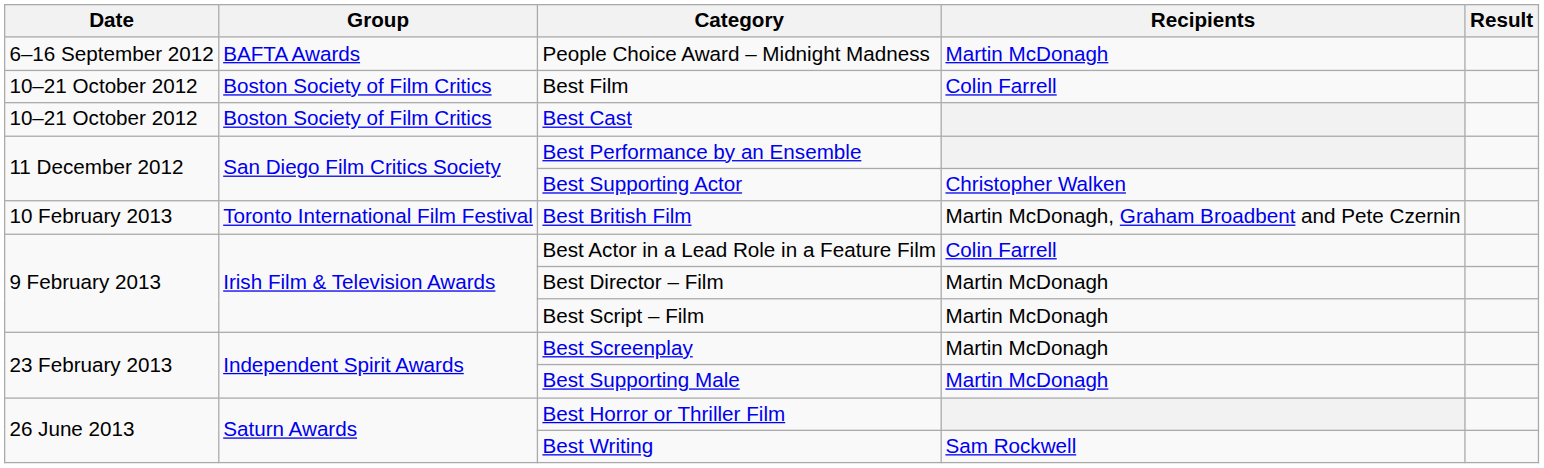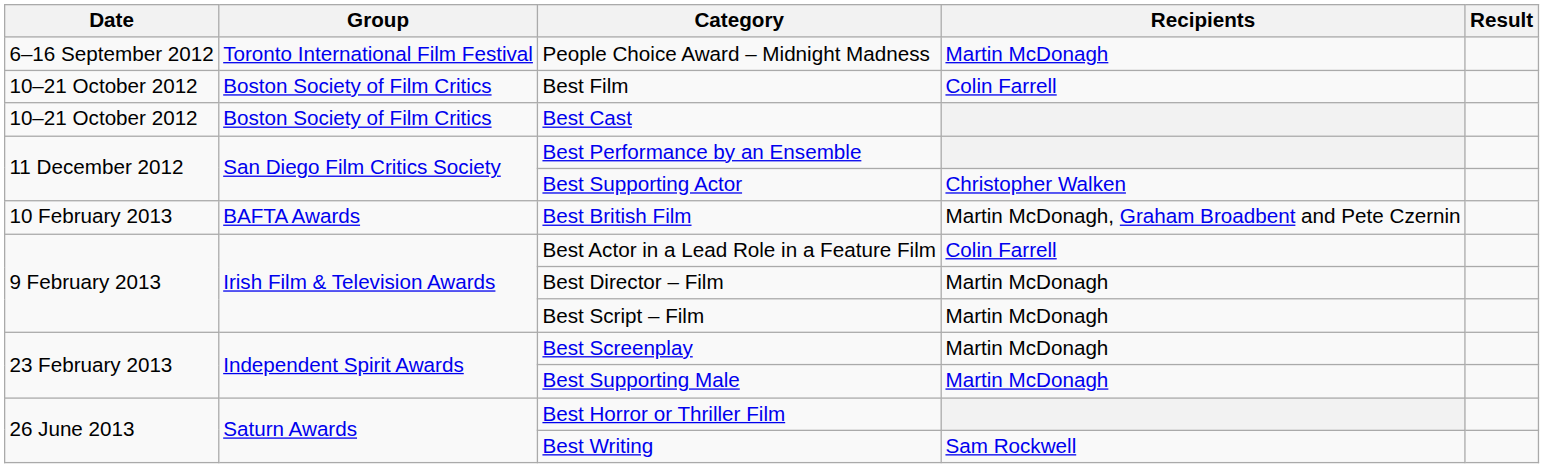(292, 53) BAFTA Awards -> (378, 53) Toronto International Film Festival
(378, 217) Toronto International Film Festival -> (292, 217) BAFTA Awards
